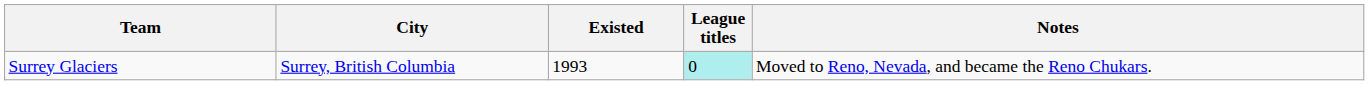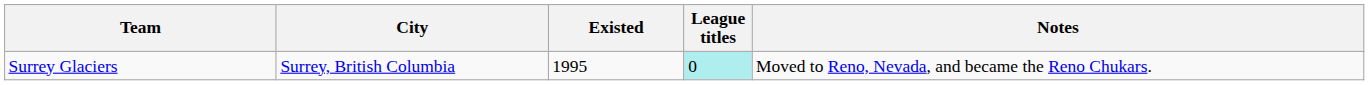(570, 65) 1993 -> (570, 65) 1995
